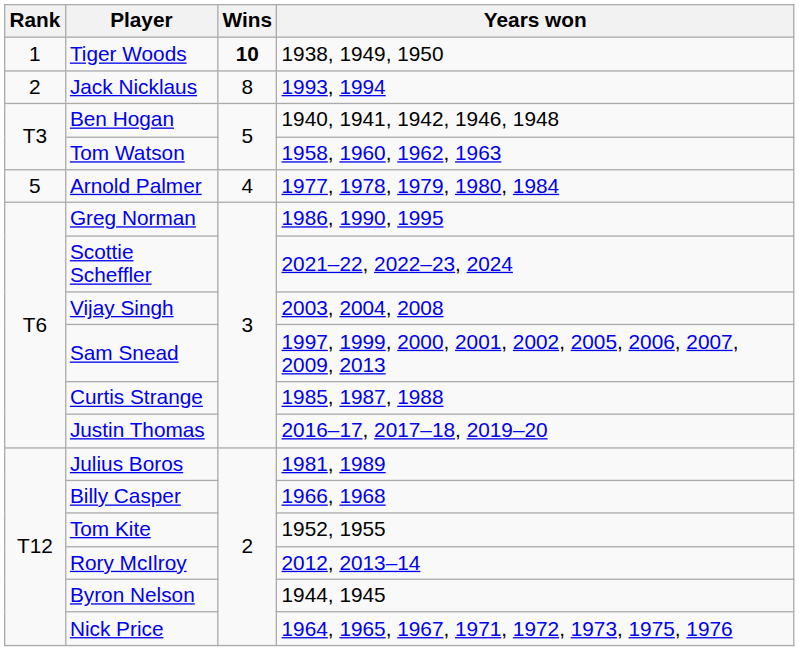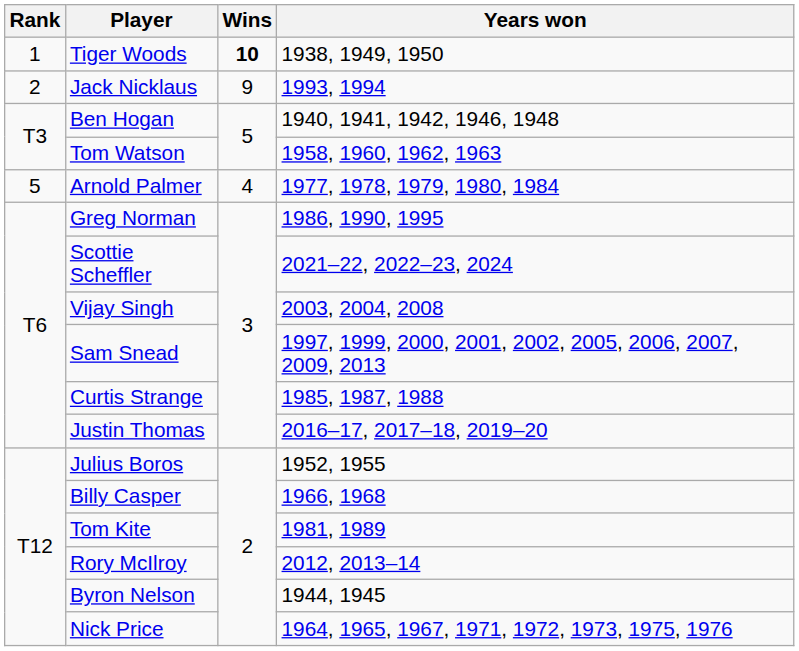(247, 86) 8 -> (247, 86) 9
(334, 463) 1981, 1989 -> (334, 463) 1952, 1955
(334, 529) 1952, 1955 -> (334, 529) 1981, 1989
